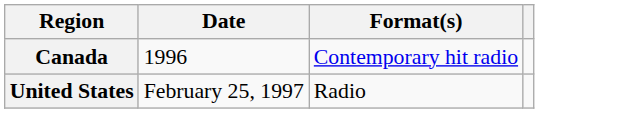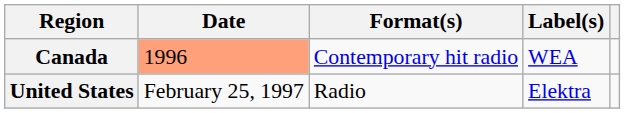+ column: (566, 21)
(165, 56) no background -> (165, 56) lightsalmon background
